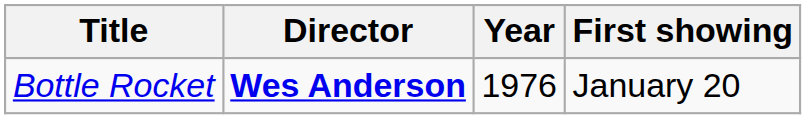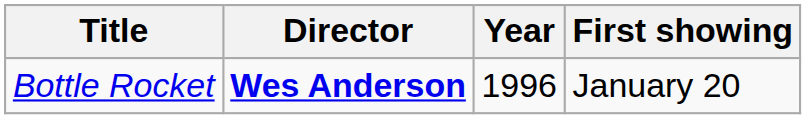(519, 85) 1976 -> (519, 85) 1996
